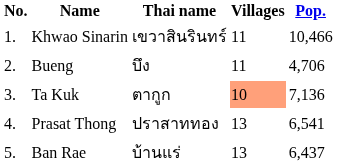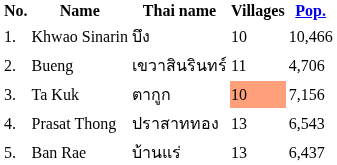(180, 36) เขวาสินรินทร์ -> (141, 36) บึง
(239, 36) 11 -> (239, 36) 10
(141, 66) บึง -> (180, 66) เขวาสินรินทร์
(307, 94) 7,136 -> (307, 94) 7,156
(307, 123) 6,541 -> (307, 123) 6,543
